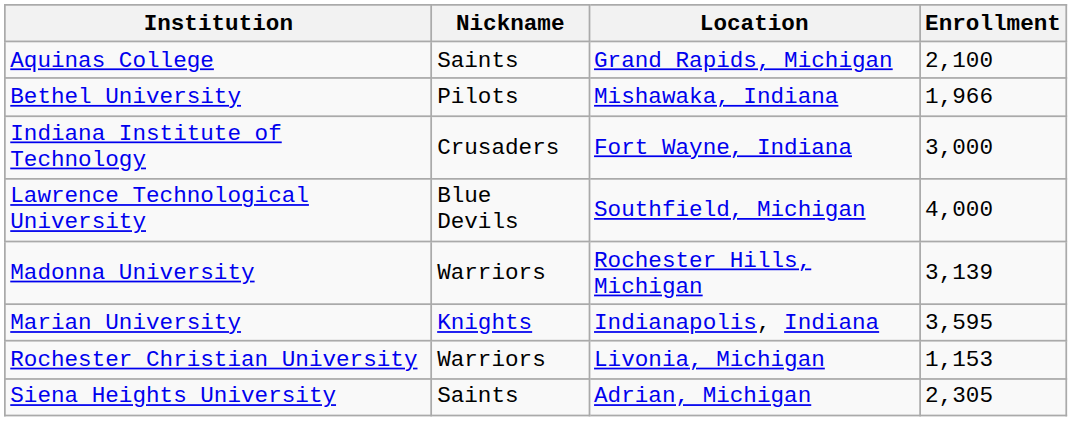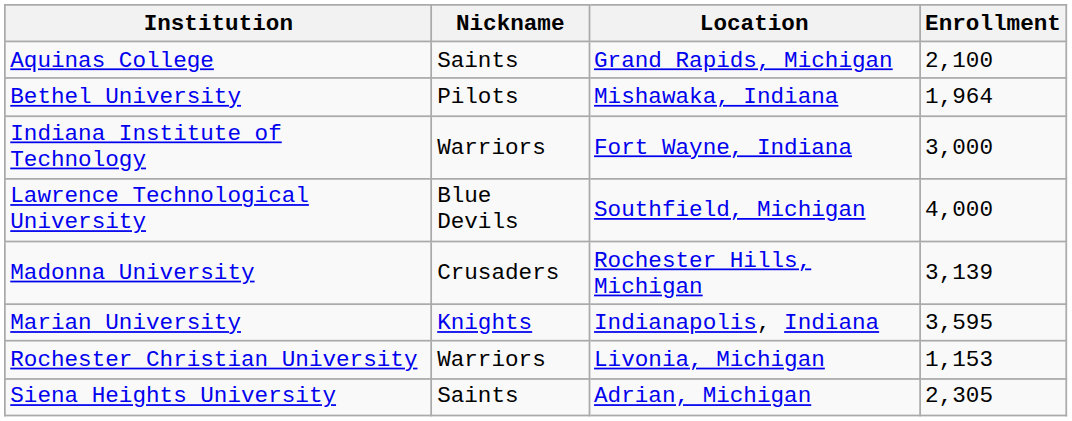(959, 97) 1,966 -> (959, 97) 1,964
(498, 147) Crusaders -> (491, 147) Warriors
(491, 273) Warriors -> (498, 273) Crusaders
